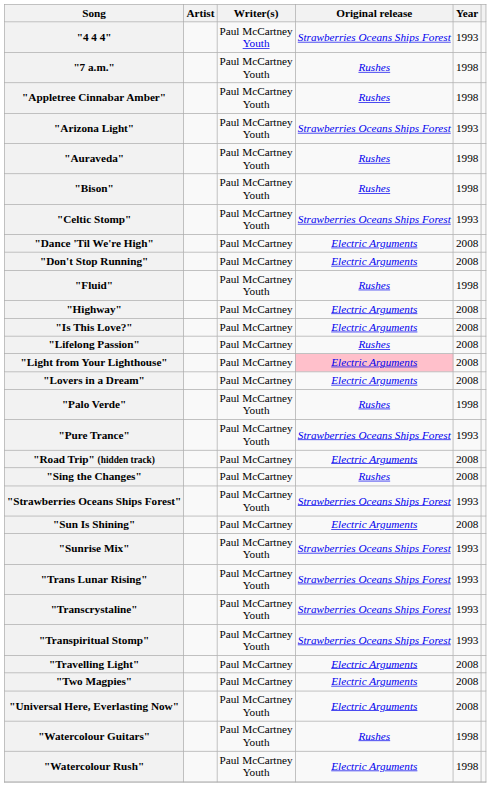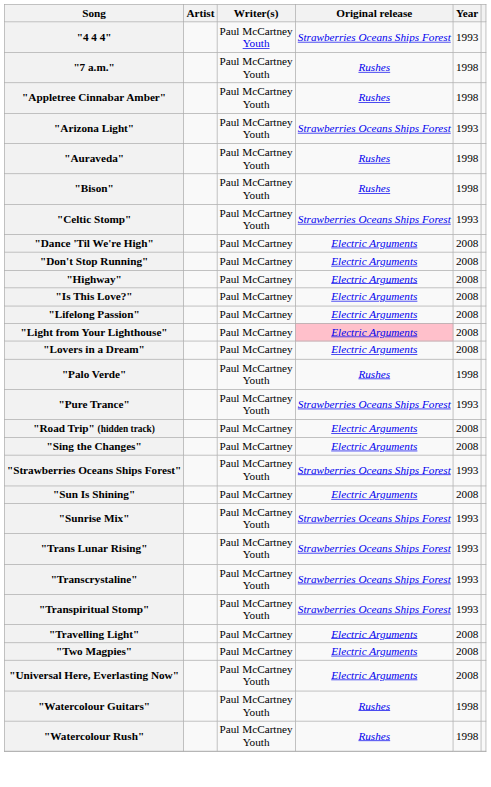- row: (94, 285)
(374, 345) Rushes -> (374, 314) Electric Arguments
(374, 476) Rushes -> (374, 446) Electric Arguments
(374, 766) Electric Arguments -> (374, 736) Rushes
